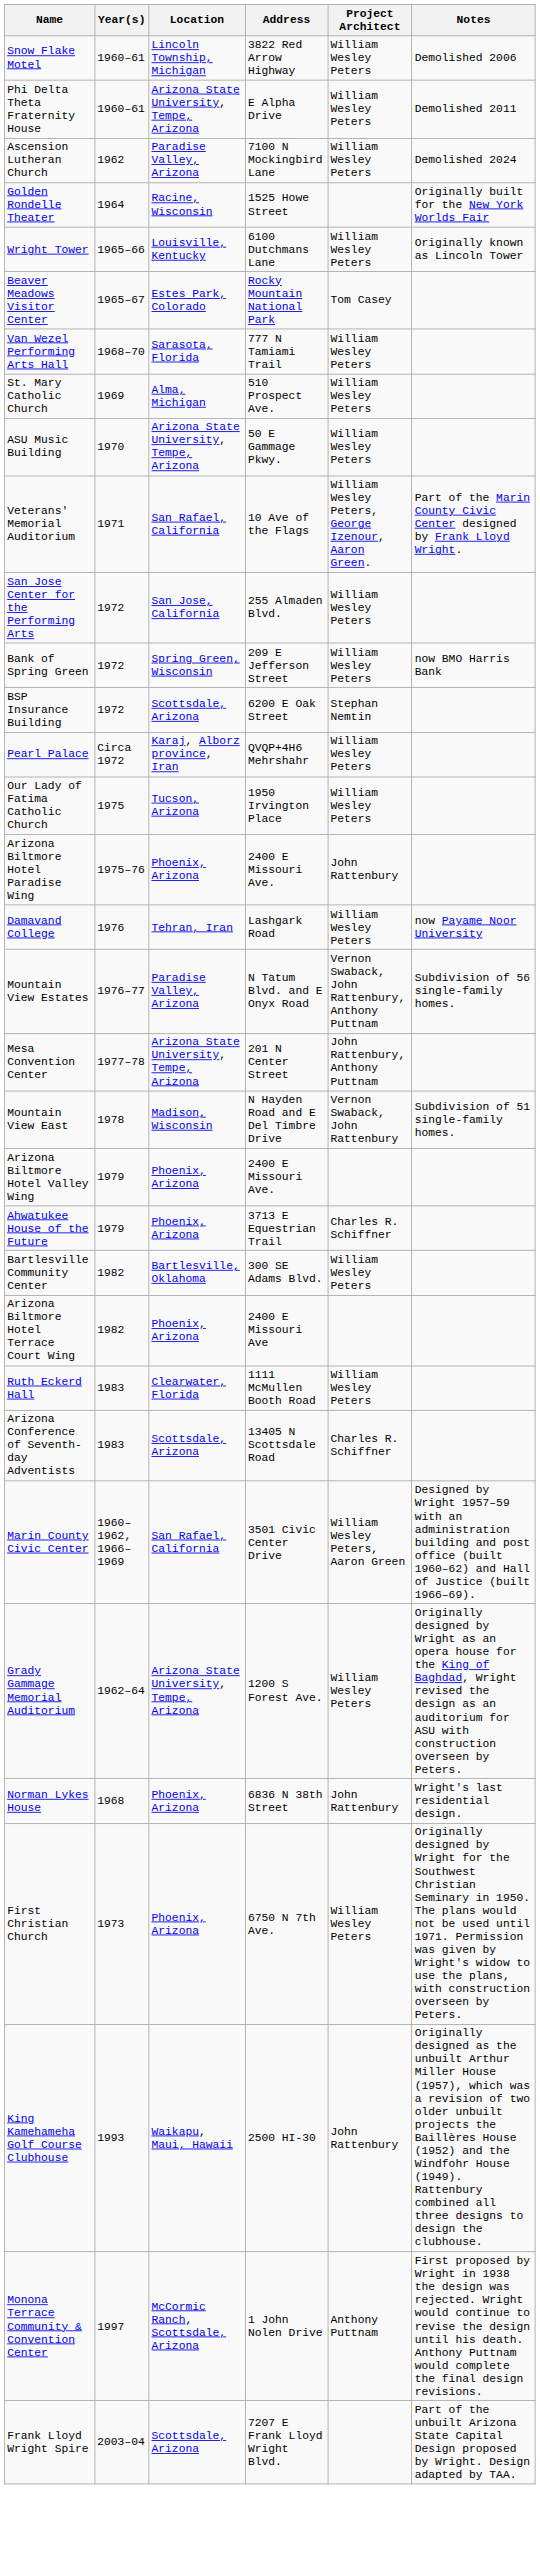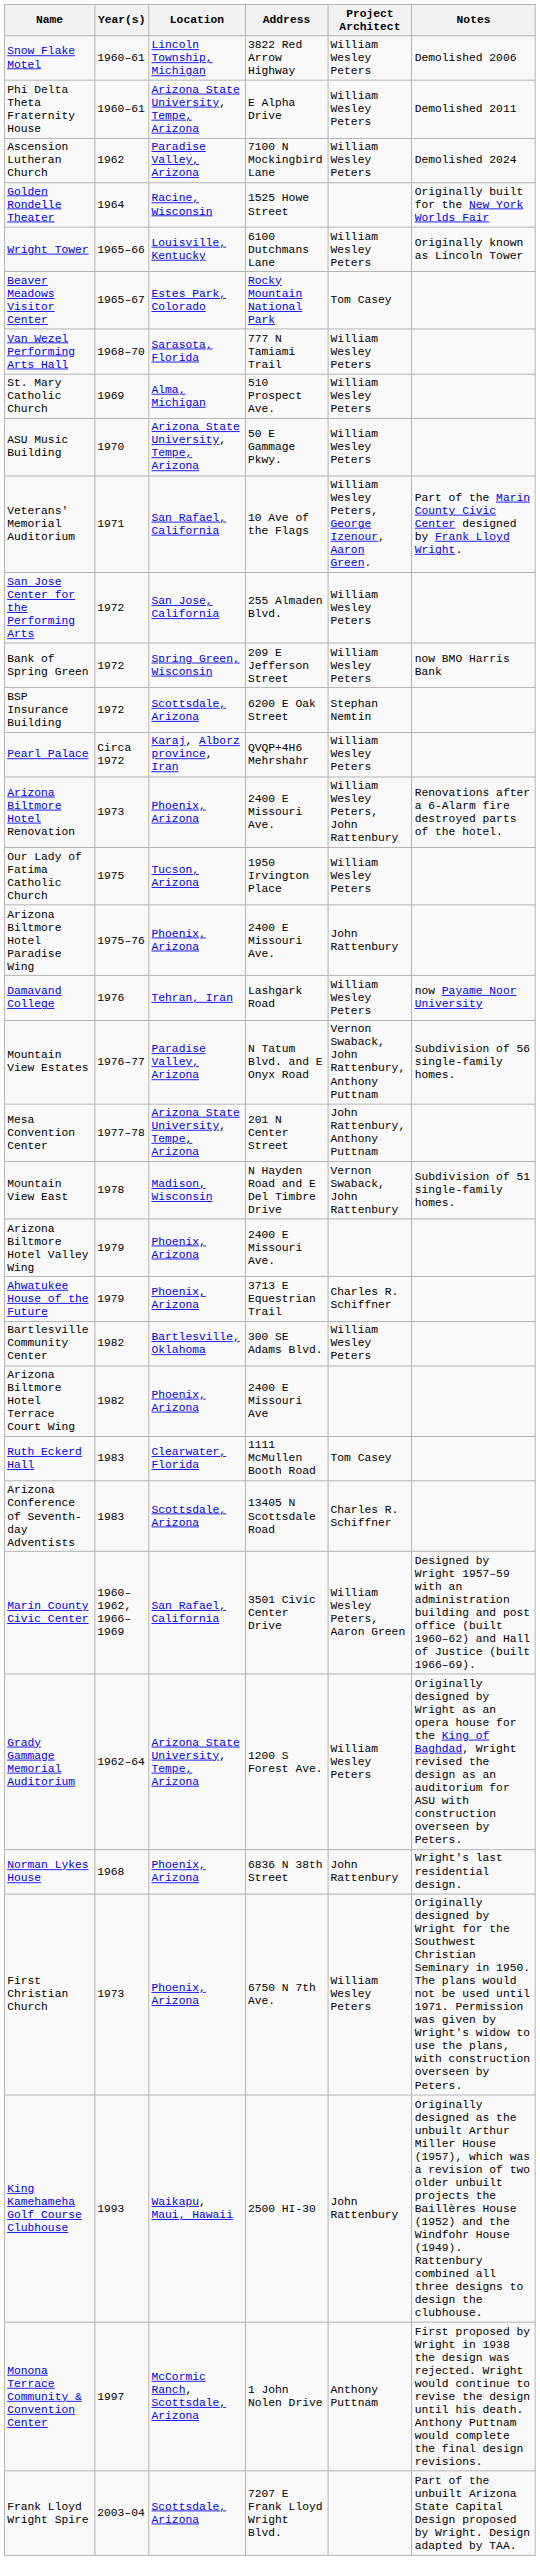+ row: (41, 812)
(354, 1388) William Wesley Peters -> (361, 1459) Tom Casey
